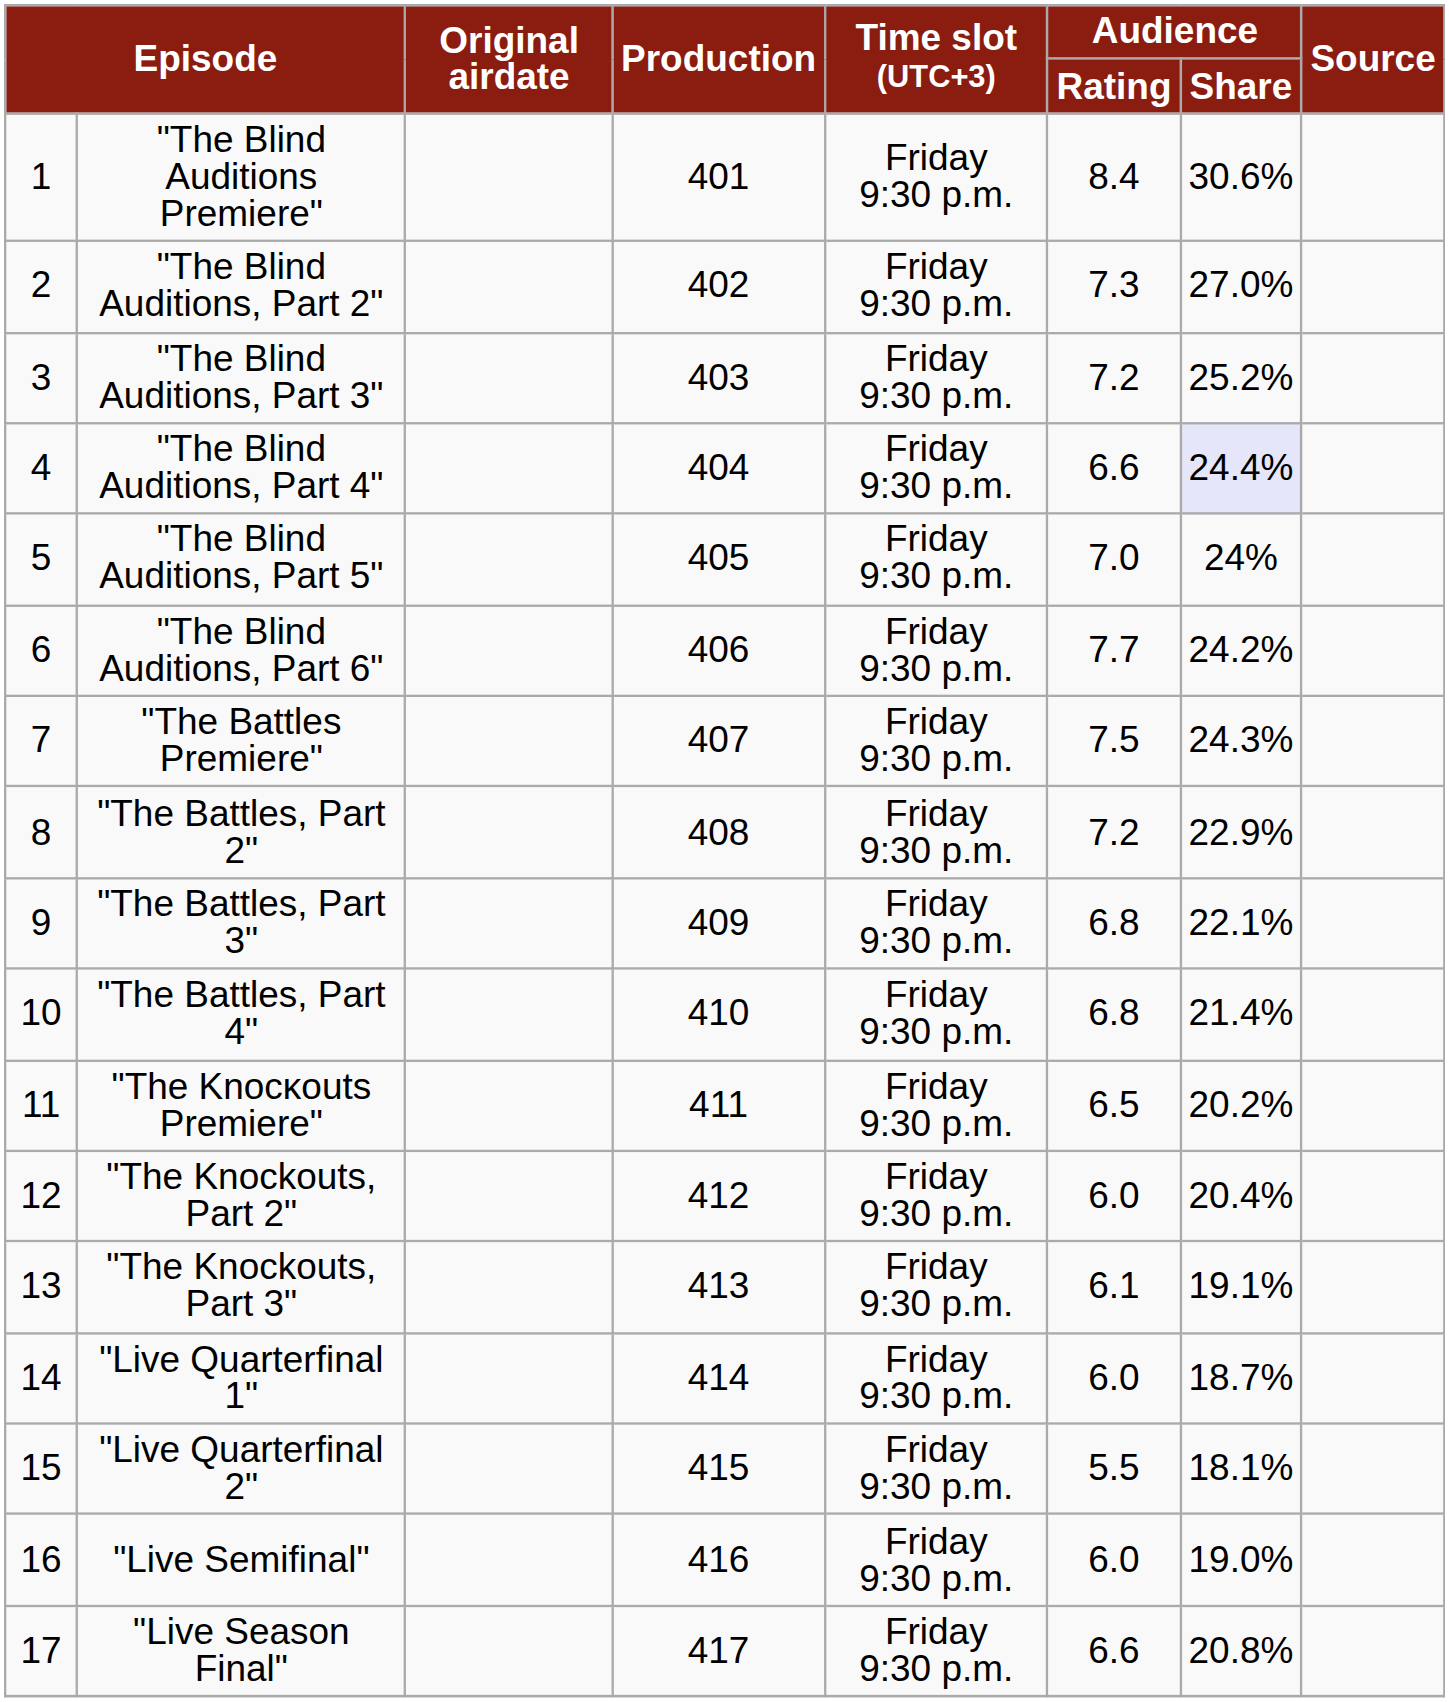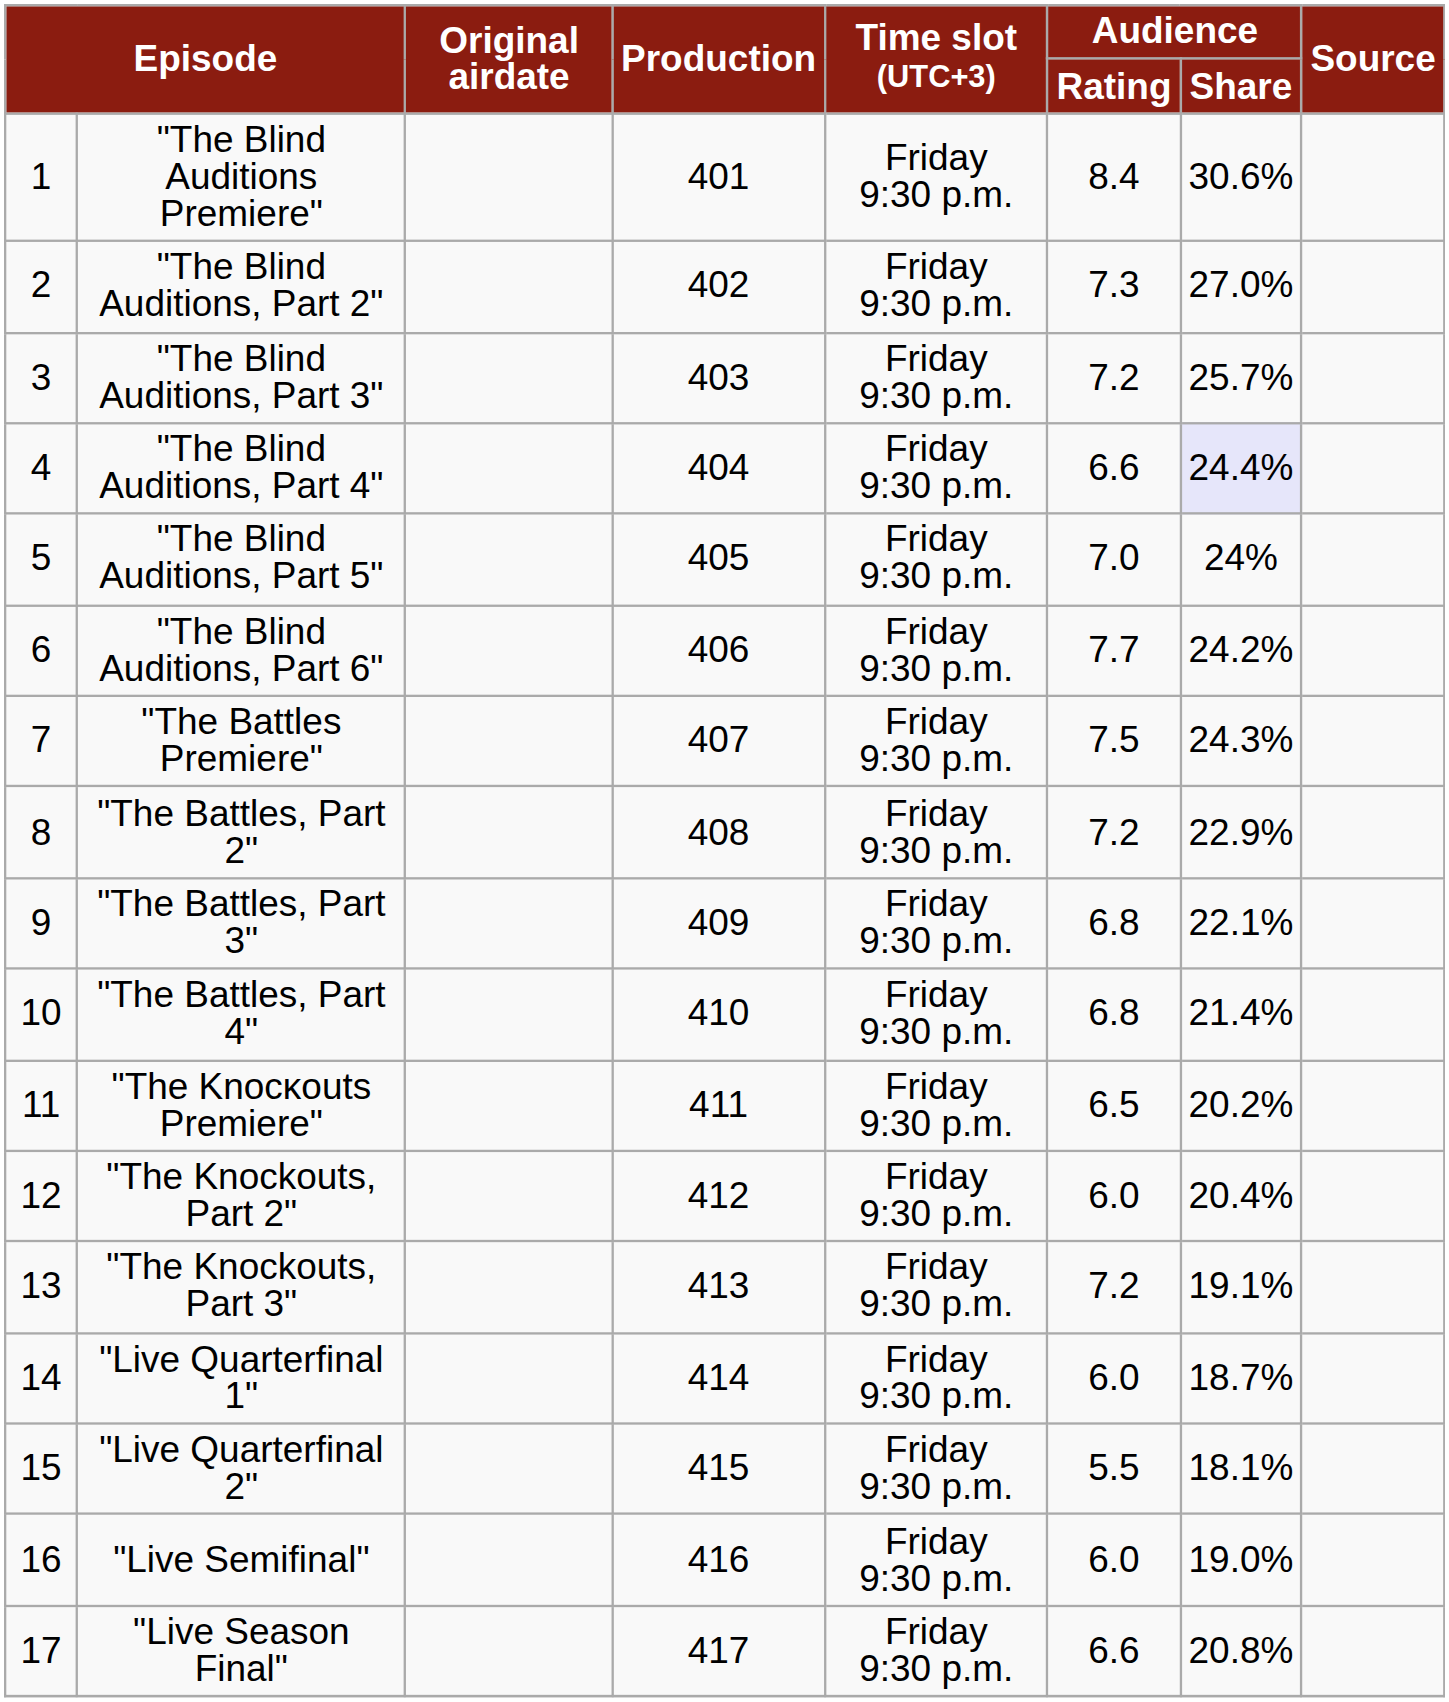(1241, 376) 25.2% -> (1241, 376) 25.7%
(1114, 1286) 6.1 -> (1114, 1286) 7.2
